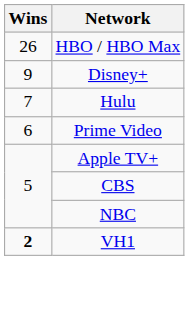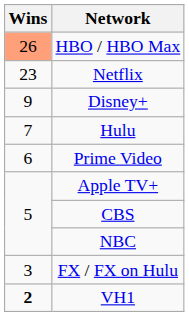(28, 46) no background -> (28, 46) lightsalmon background
+ row: (118, 74)
+ row: (118, 269)
